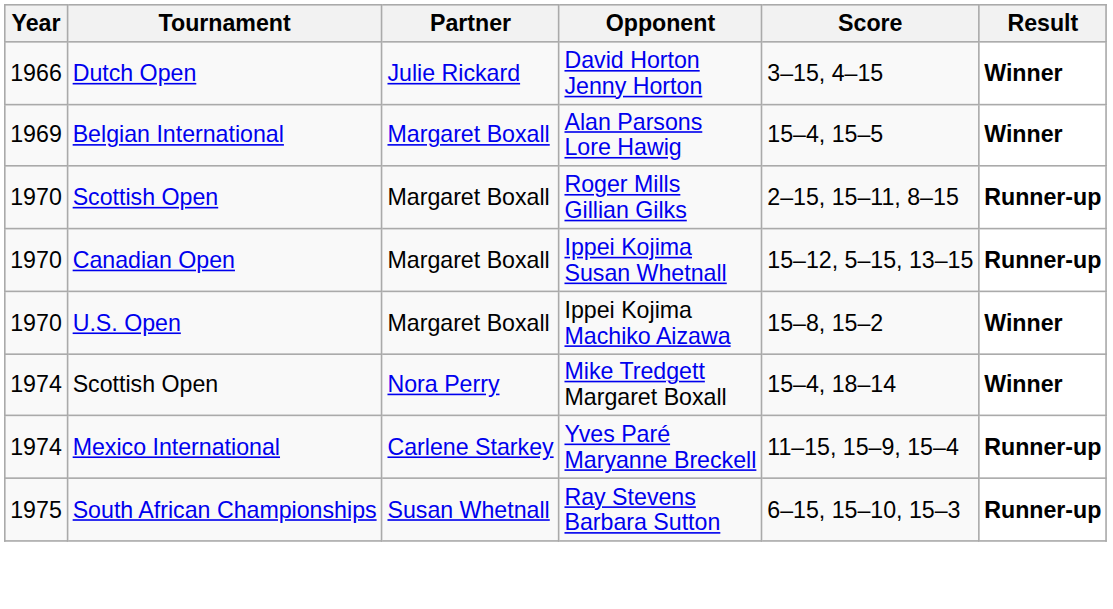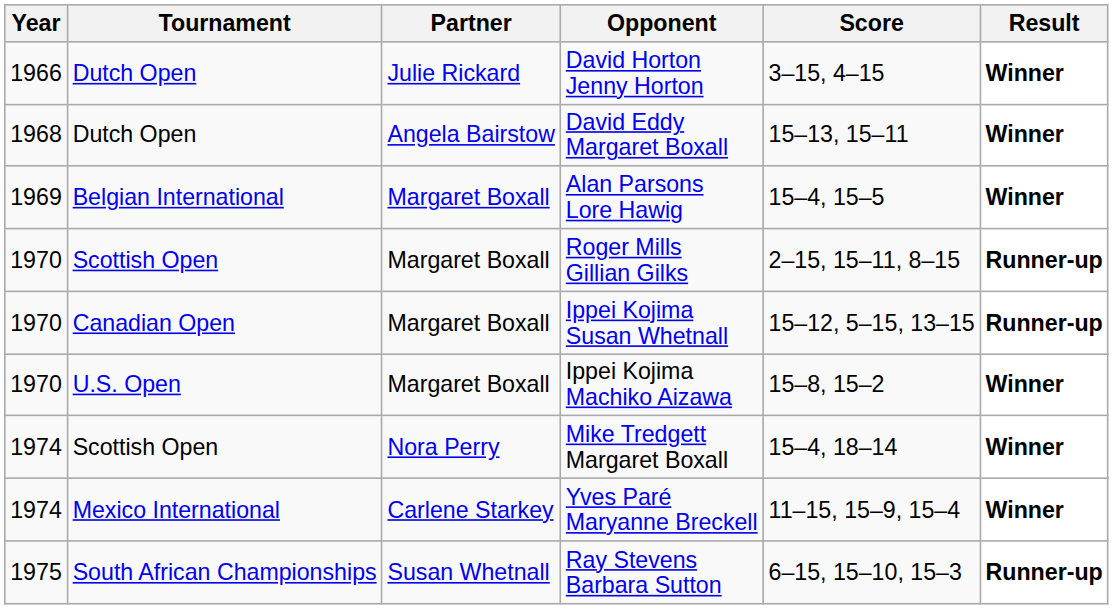+ row: (647, 135)
(1043, 447) Runner-up -> (1025, 510) Winner
